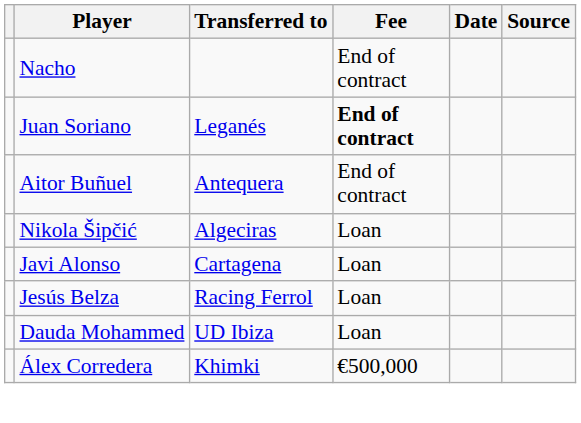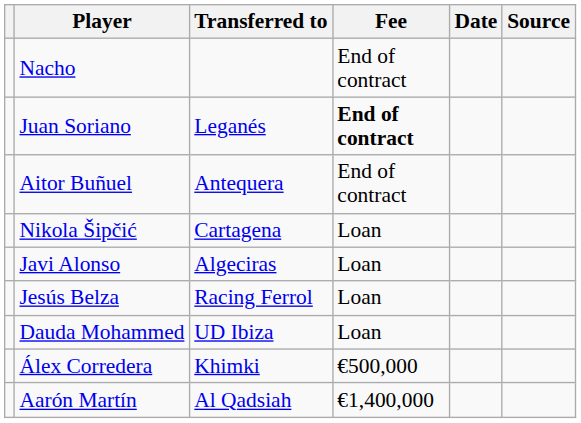(235, 229) Algeciras -> (238, 229) Cartagena
(238, 263) Cartagena -> (235, 263) Algeciras
+ row: (78, 399)
